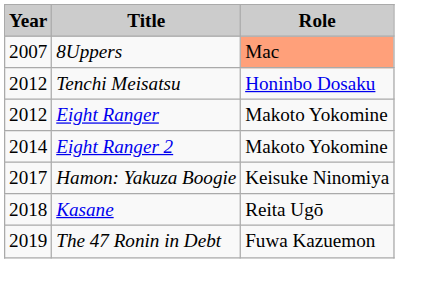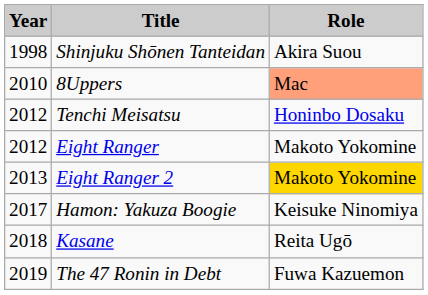+ row: (161, 52)
(28, 52) 2007 -> (28, 83) 2010
(28, 146) 2014 -> (28, 178) 2013
(316, 146) no background -> (345, 178) gold background
